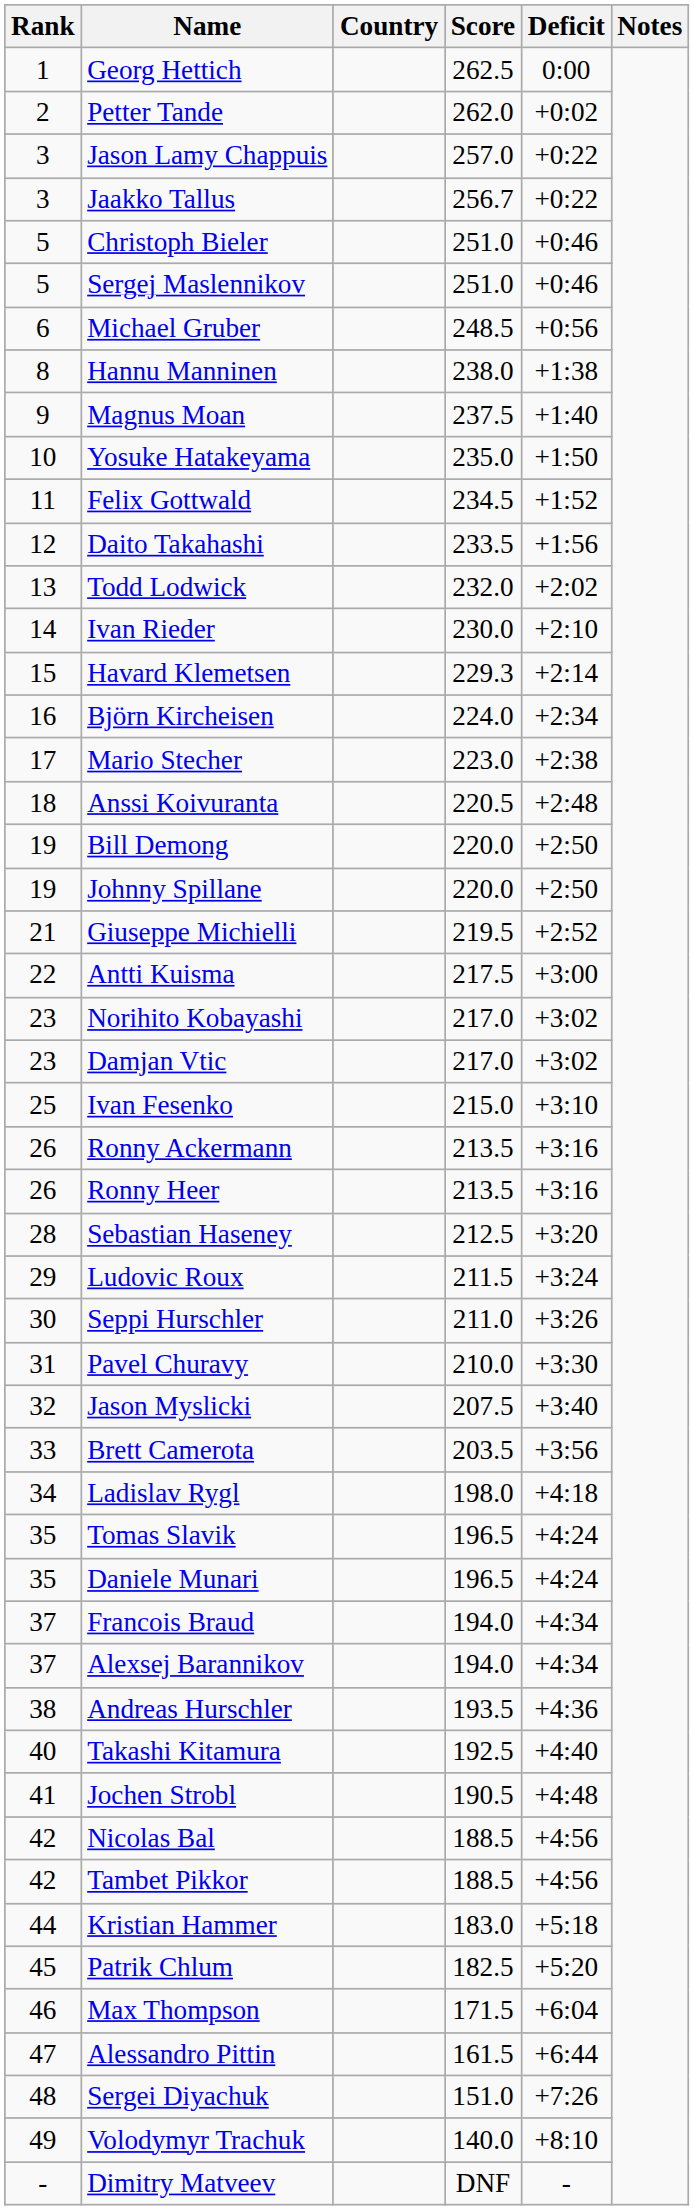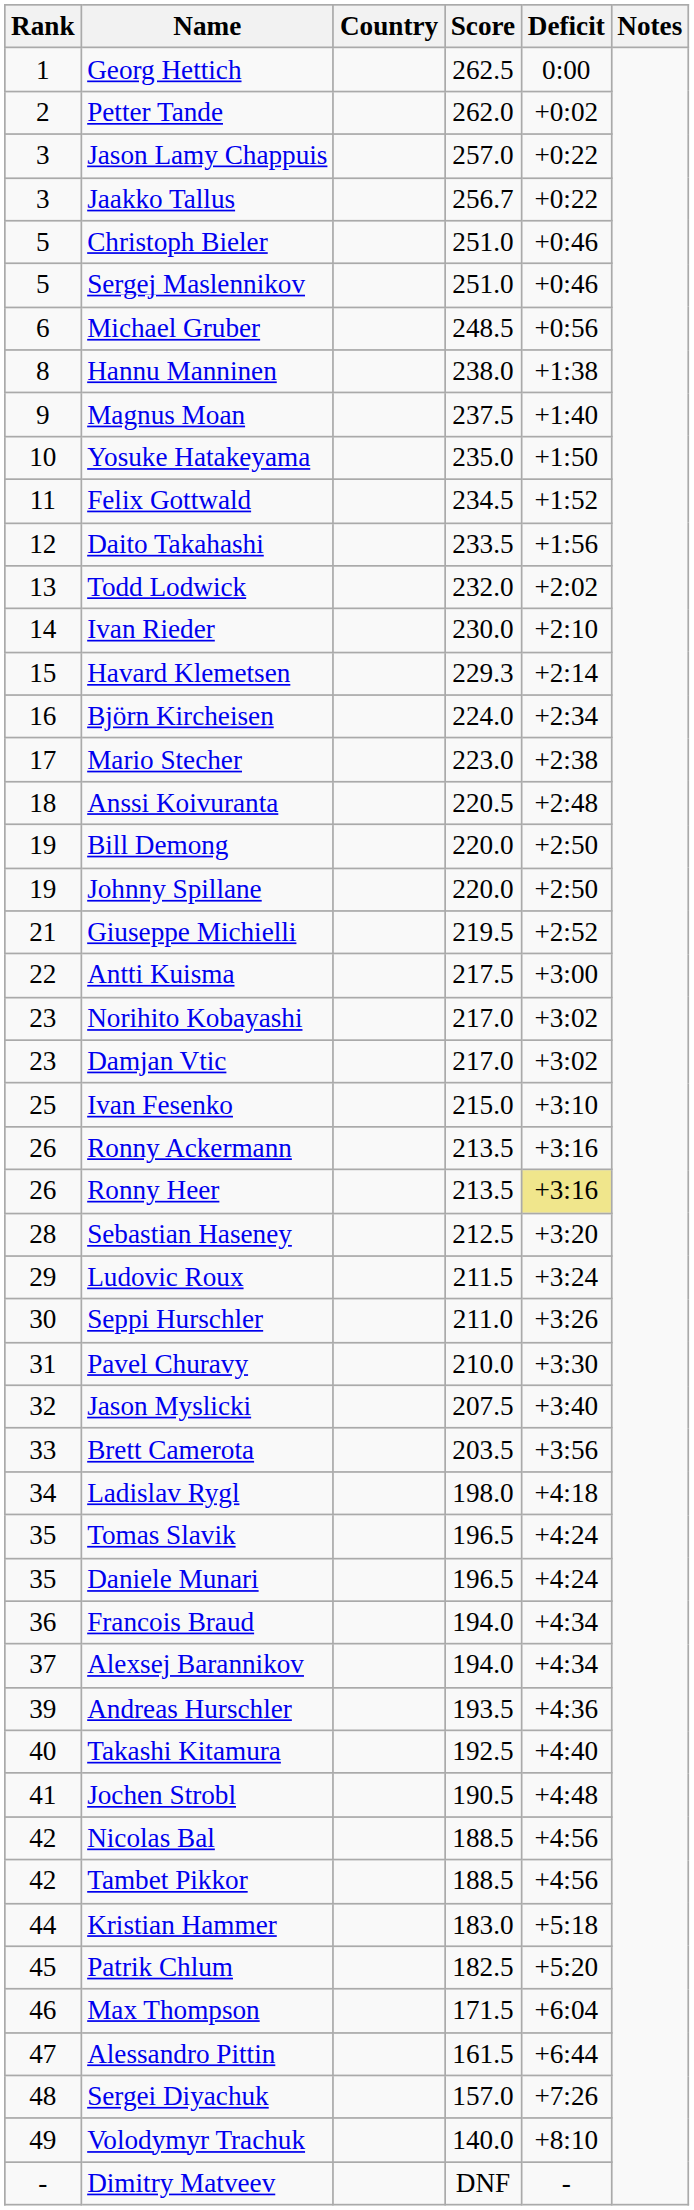(566, 1190) no background -> (566, 1190) khaki background
(43, 1622) 37 -> (43, 1622) 36
(43, 1708) 38 -> (43, 1708) 39
(483, 2096) 151.0 -> (483, 2096) 157.0
